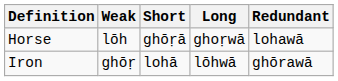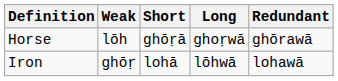(278, 40) lohawā -> (282, 40) ghōrawā
(282, 63) ghōrawā -> (278, 63) lohawā
